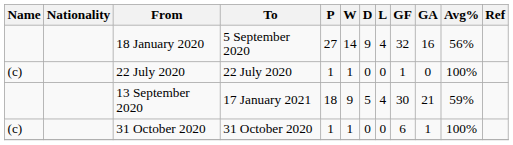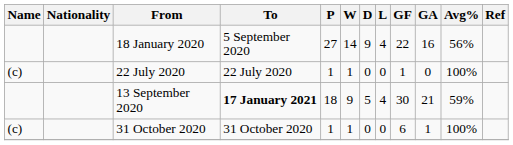(403, 43) 32 -> (403, 43) 22
(267, 100) normal -> (270, 100) bold
